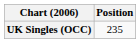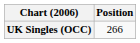(115, 30) 235 -> (115, 30) 266
